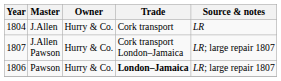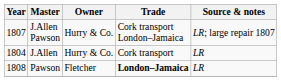rows swapped: (44, 27) <-> (45, 47)
(16, 68) 1806 -> (16, 68) 1808
(89, 68) Hurry & Co. -> (80, 68) Fletcher
(234, 68) LR; large repair 1807 -> (199, 68) LR
